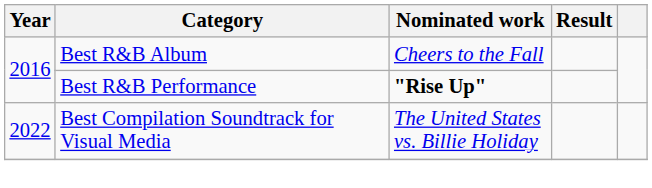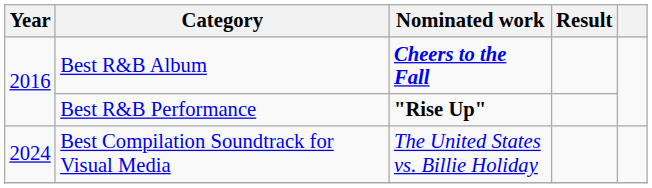(469, 53) normal -> (450, 65) bold
(30, 130) 2022 -> (30, 153) 2024
